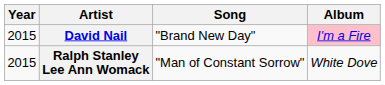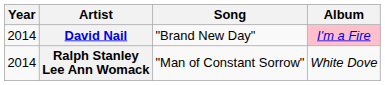(22, 35) 2015 -> (22, 35) 2014
(22, 63) 2015 -> (22, 63) 2014
